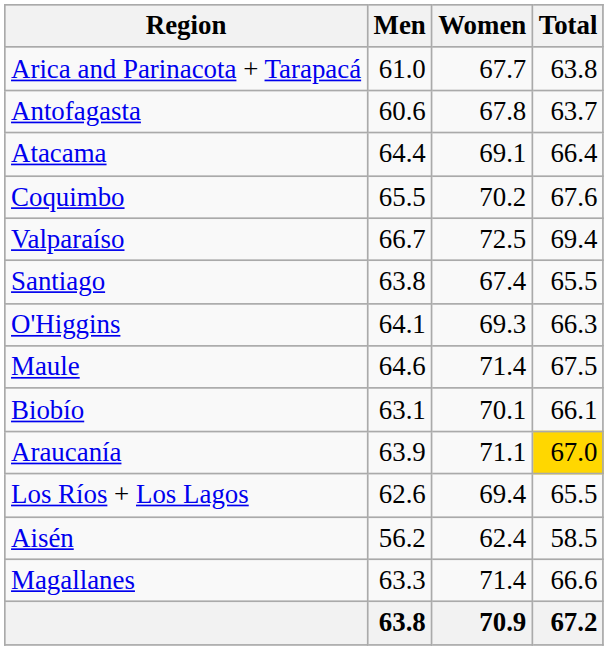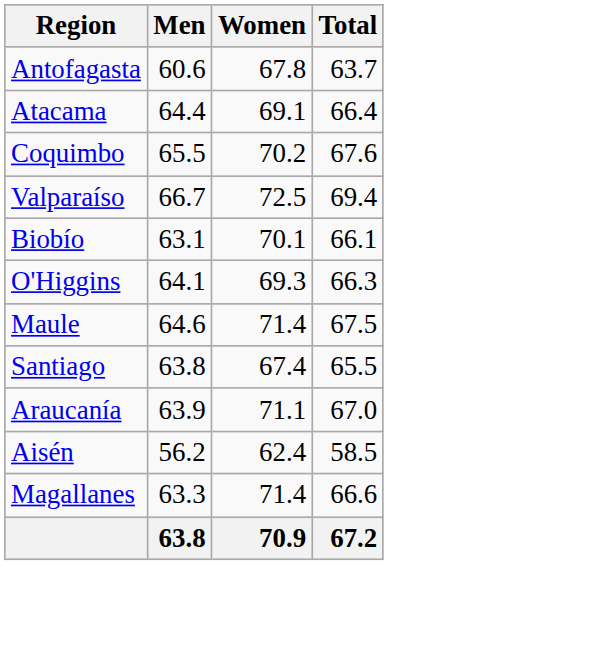- row: (186, 68)
rows swapped: (58, 281) <-> (48, 409)
(574, 452) gold background -> (354, 409) no background
- row: (130, 494)
